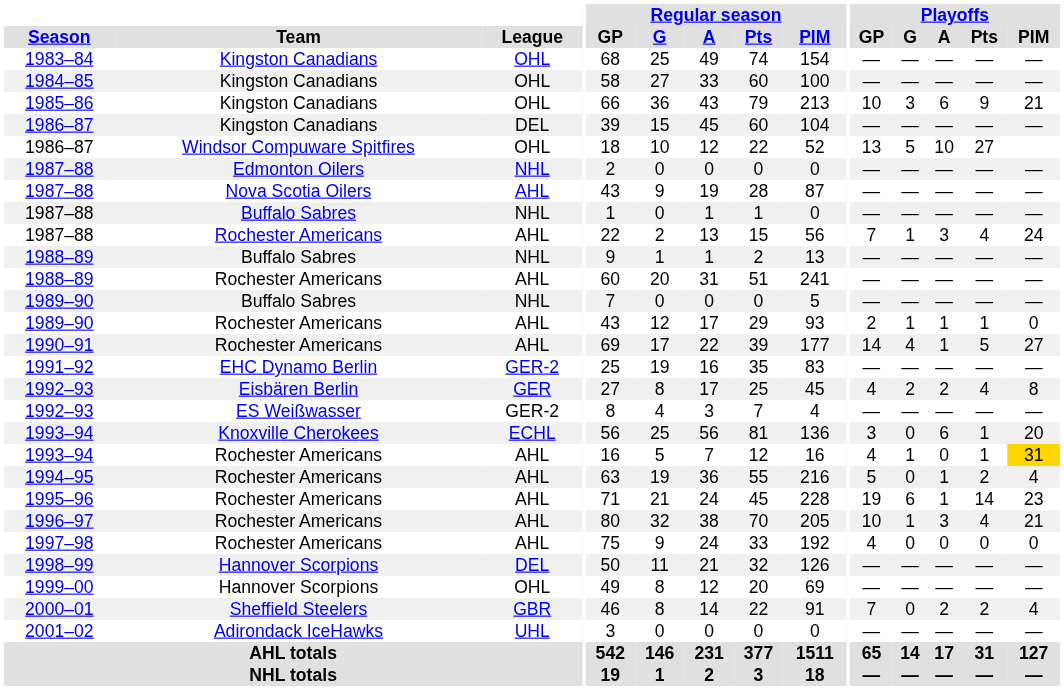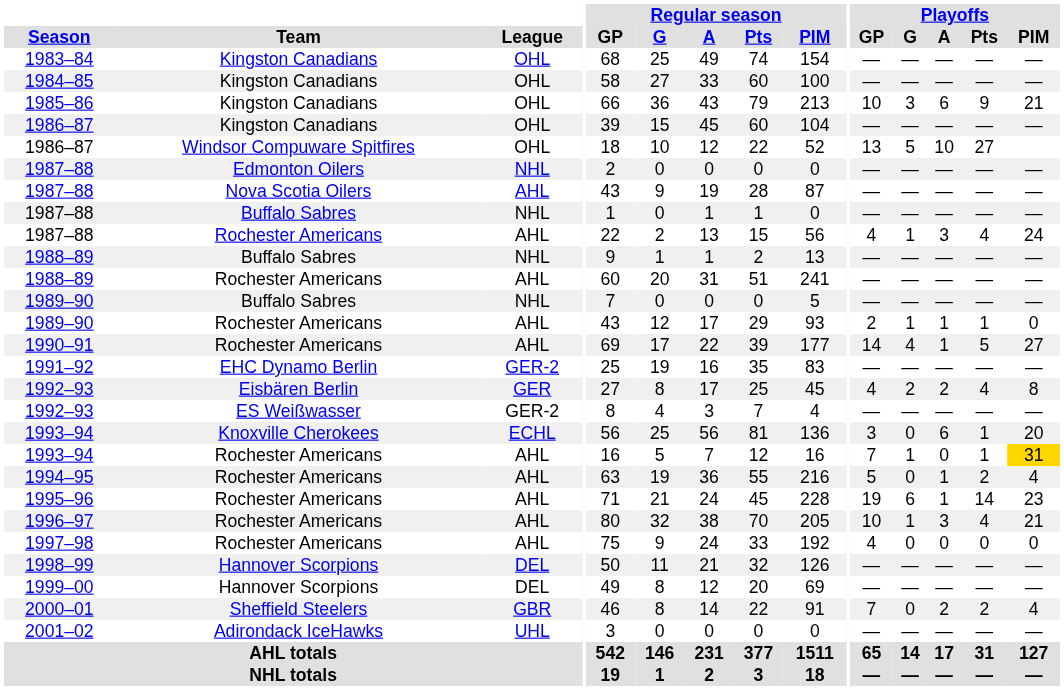(532, 124) DEL -> (532, 124) OHL
(871, 234) 7 -> (871, 234) 4
(871, 454) 4 -> (871, 454) 7
(532, 586) OHL -> (532, 586) DEL
